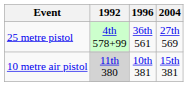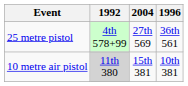columns swapped: (143, 13) <-> (170, 13)
